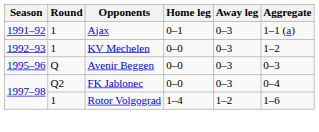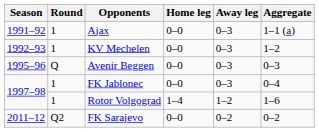(174, 30) 0–1 -> (174, 30) 0–0
(57, 83) Q2 -> (53, 83) 1
+ row: (115, 118)
